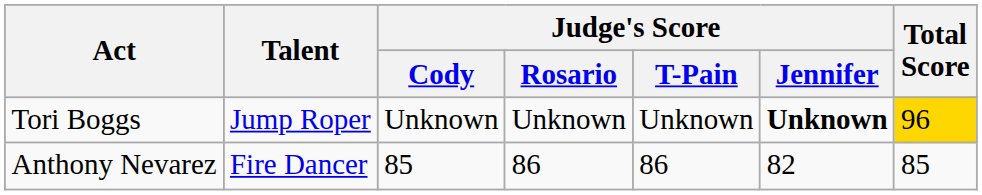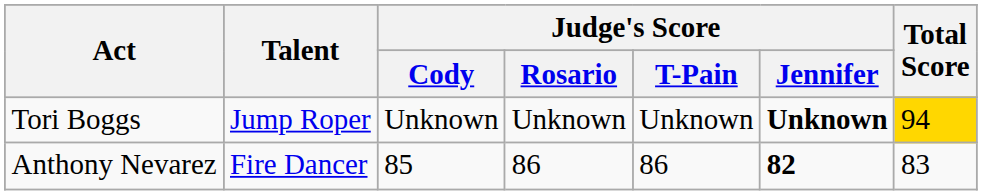(915, 119) 96 -> (915, 119) 94
(781, 165) normal -> (781, 165) bold
(915, 165) 85 -> (915, 165) 83
